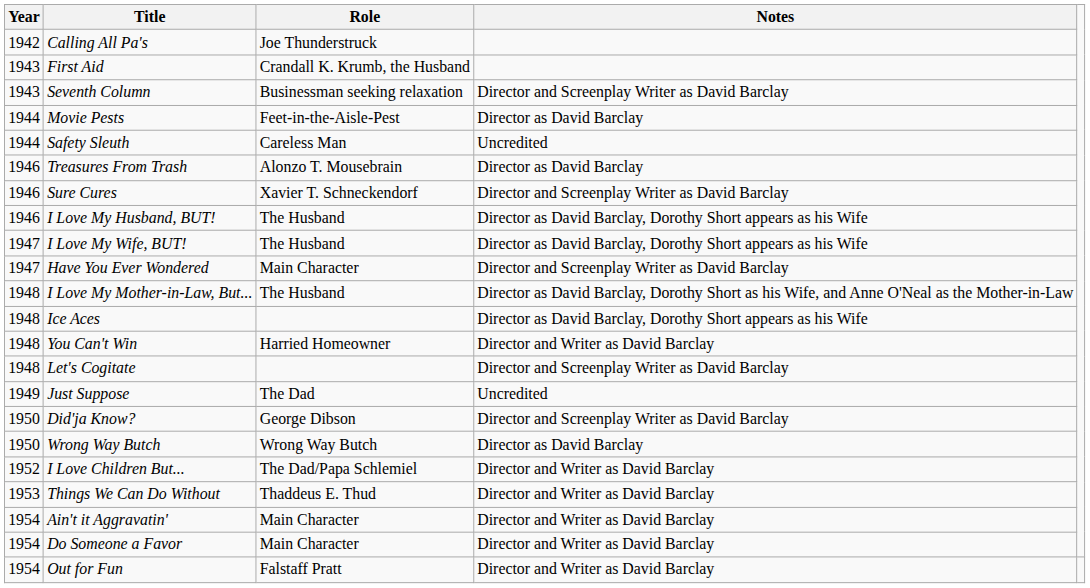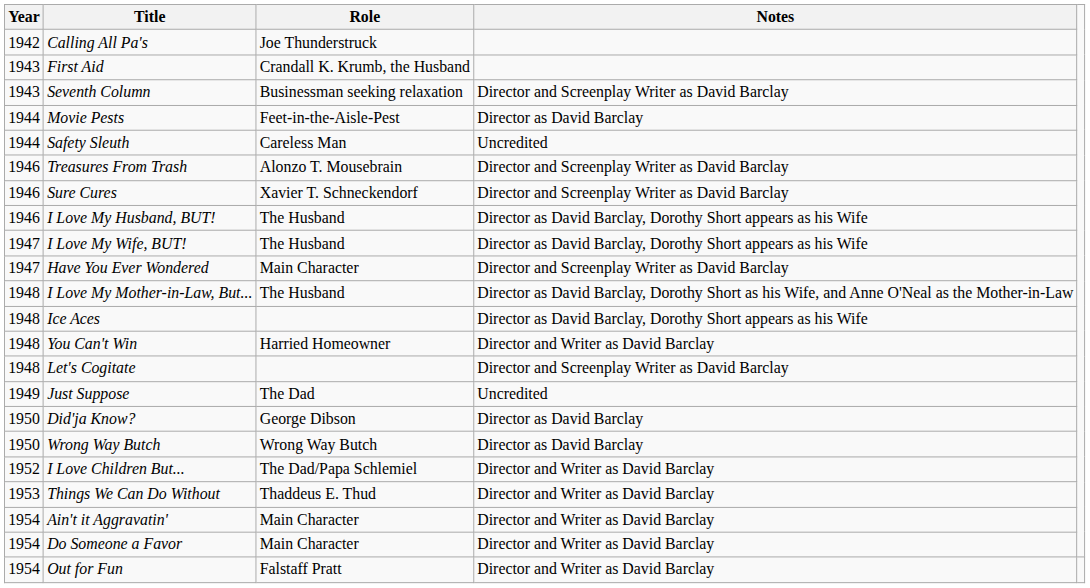(560, 167) Director as David Barclay -> (633, 167) Director and Screenplay Writer as David Barclay
(633, 419) Director and Screenplay Writer as David Barclay -> (560, 419) Director as David Barclay
